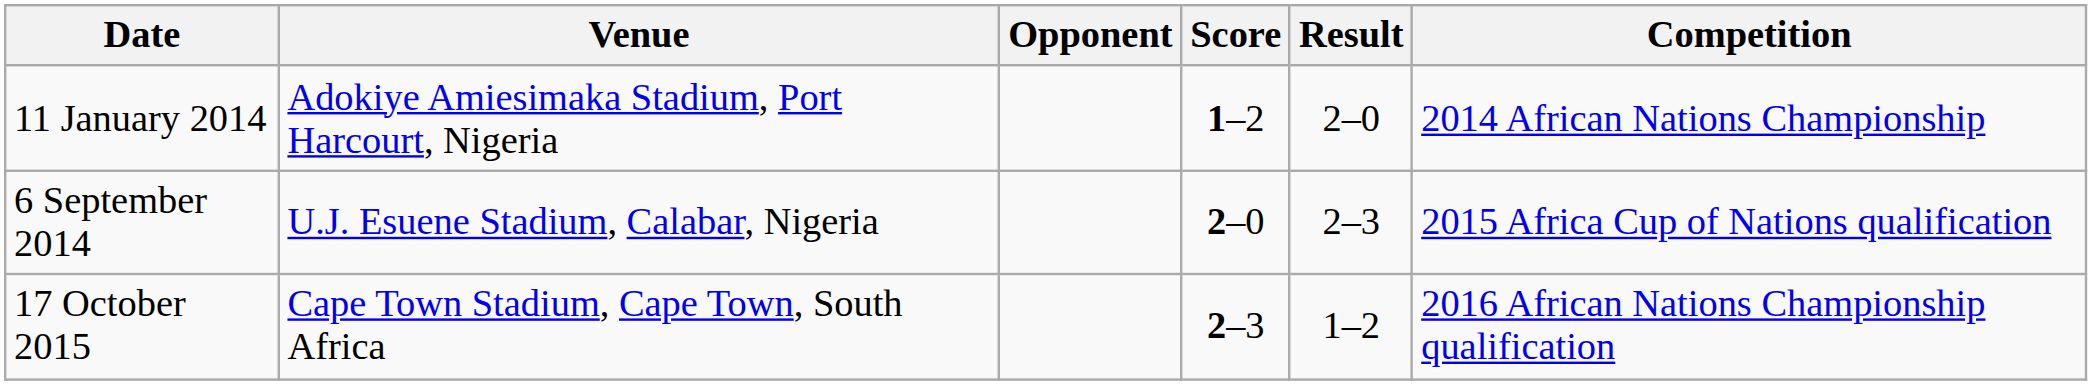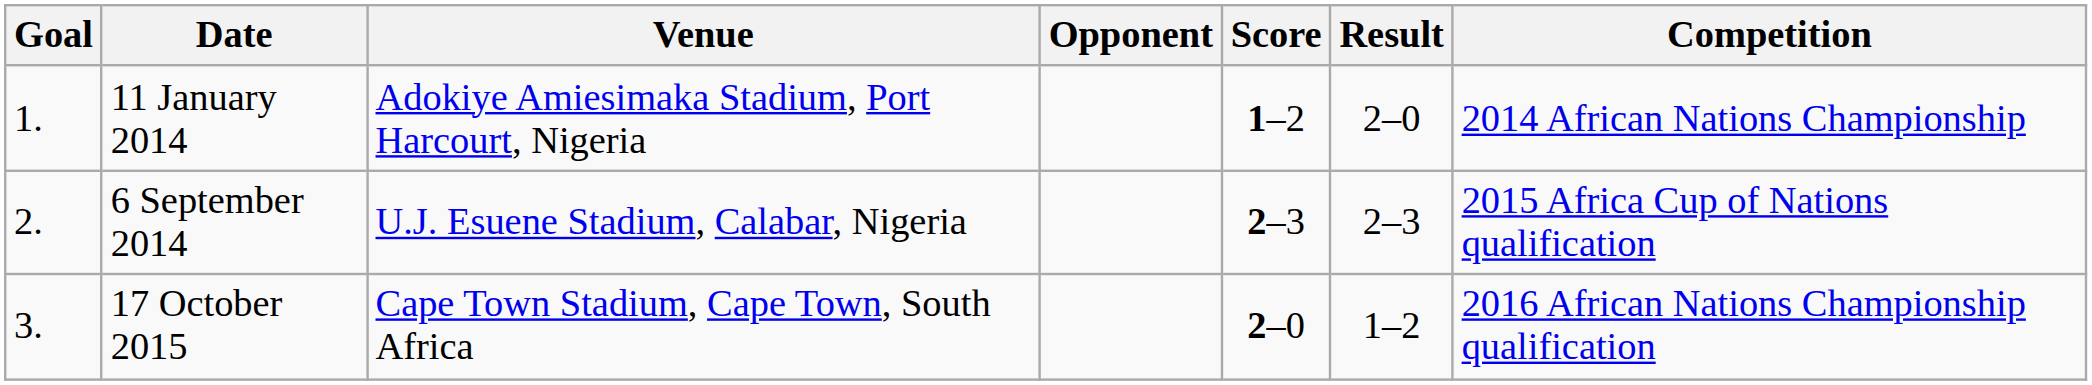+ column: (54, 34)
(1236, 221) 2–0 -> (1276, 221) 2–3
(1236, 325) 2–3 -> (1276, 325) 2–0
